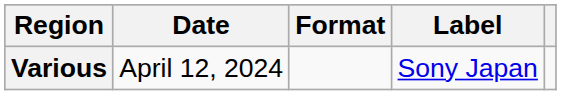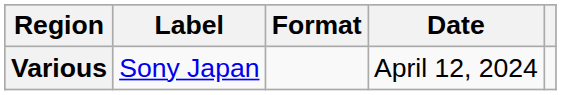columns swapped: (201, 25) <-> (468, 25)
